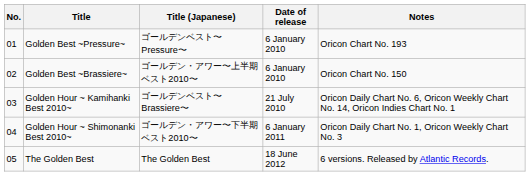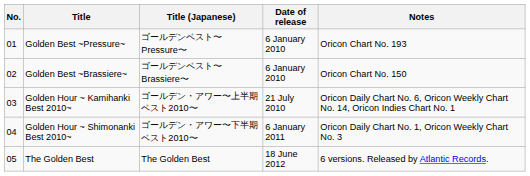(200, 73) ゴールデン・アワー〜上半期ベスト2010〜 -> (182, 73) ゴールデンベスト〜Brassiere〜
(182, 102) ゴールデンベスト〜Brassiere〜 -> (200, 102) ゴールデン・アワー〜上半期ベスト2010〜
